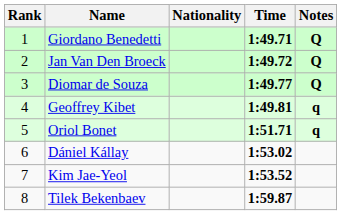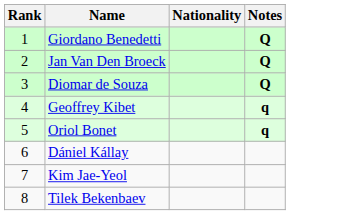- column: (270, 15)
